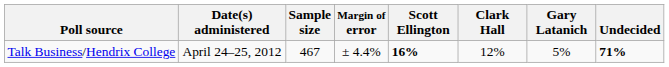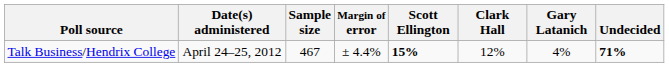(405, 51) 16% -> (405, 51) 15%
(562, 51) 5% -> (562, 51) 4%
